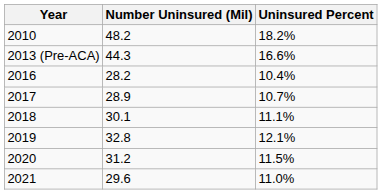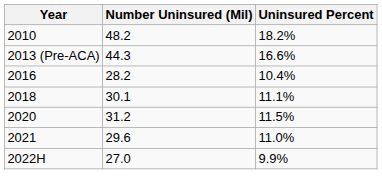- row: (22, 96)
- row: (22, 138)
+ row: (26, 158)
